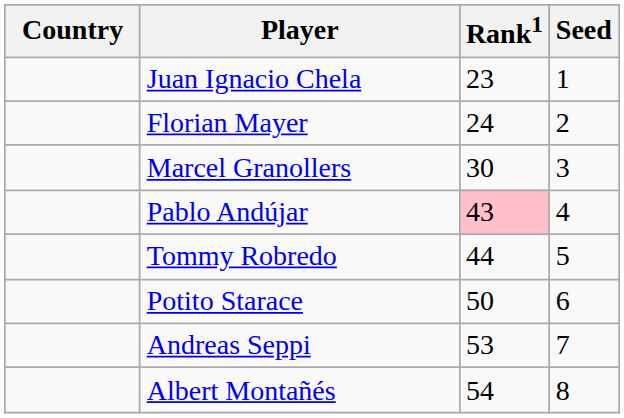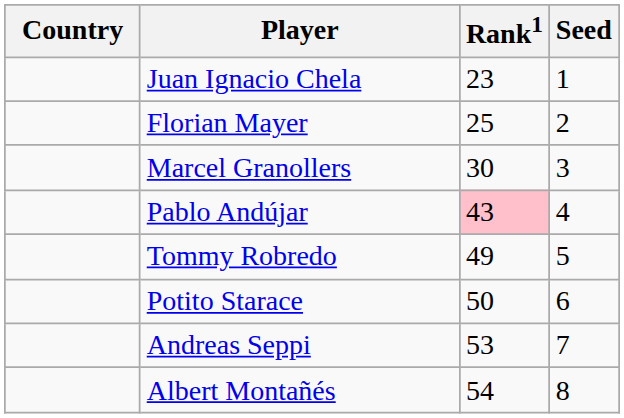(480, 123) 24 -> (480, 123) 25
(480, 256) 44 -> (480, 256) 49
